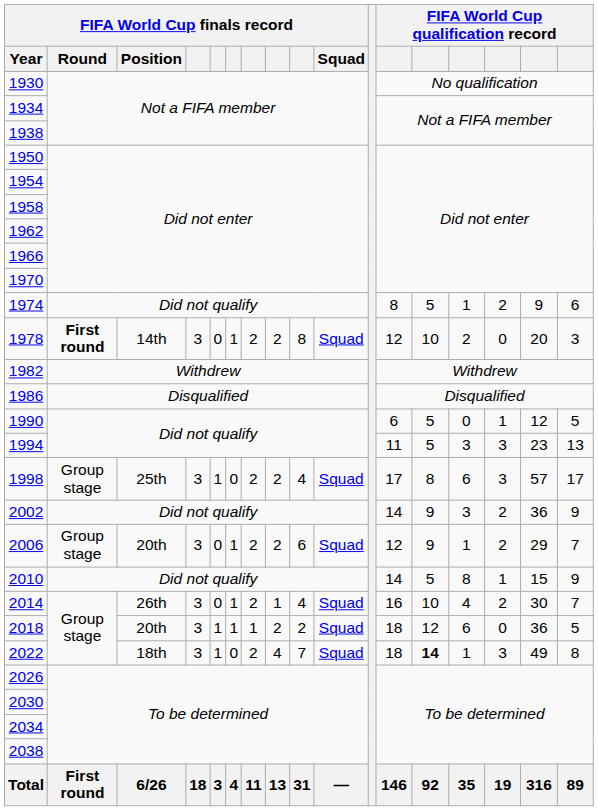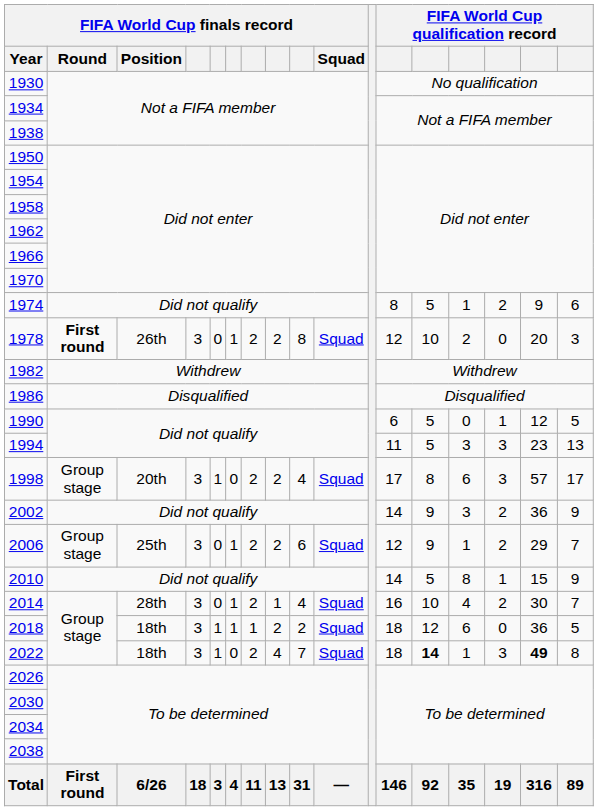(151, 338) 14th -> (151, 338) 26th
(151, 478) 25th -> (151, 478) 20th
(151, 545) 20th -> (151, 545) 25th
(151, 603) 26th -> (151, 603) 28th
(151, 628) 20th -> (151, 628) 18th
(539, 652) normal -> (539, 652) bold
